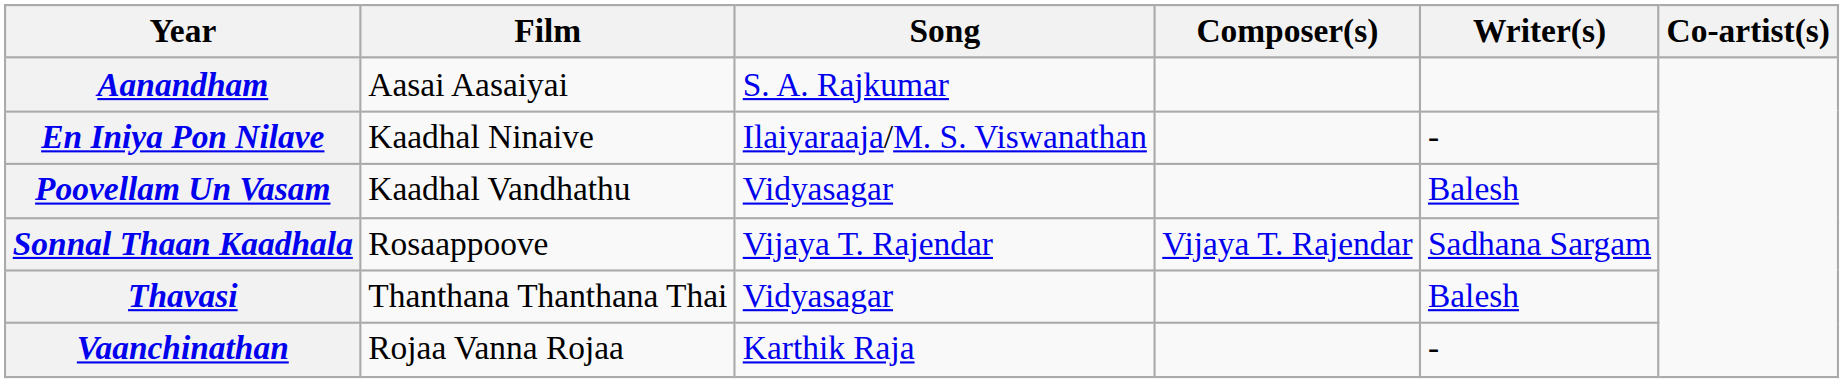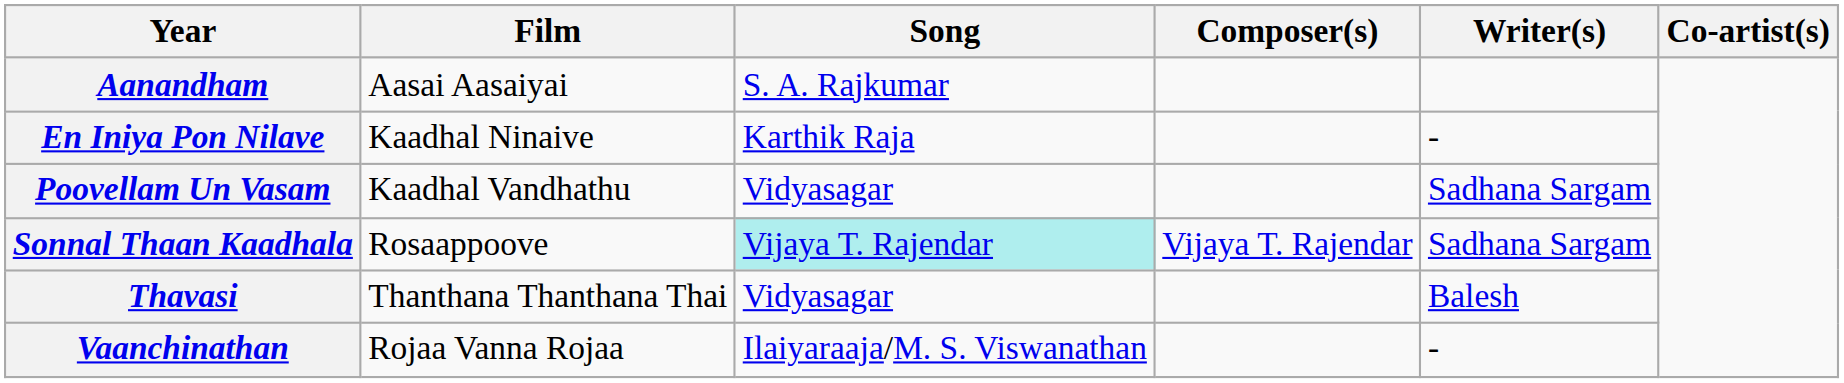(945, 137) Ilaiyaraaja/M. S. Viswanathan -> (829, 137) Karthik Raja
(1473, 190) Balesh -> (1540, 190) Sadhana Sargam
(868, 243) no background -> (868, 243) paleturquoise background
(829, 349) Karthik Raja -> (945, 349) Ilaiyaraaja/M. S. Viswanathan
